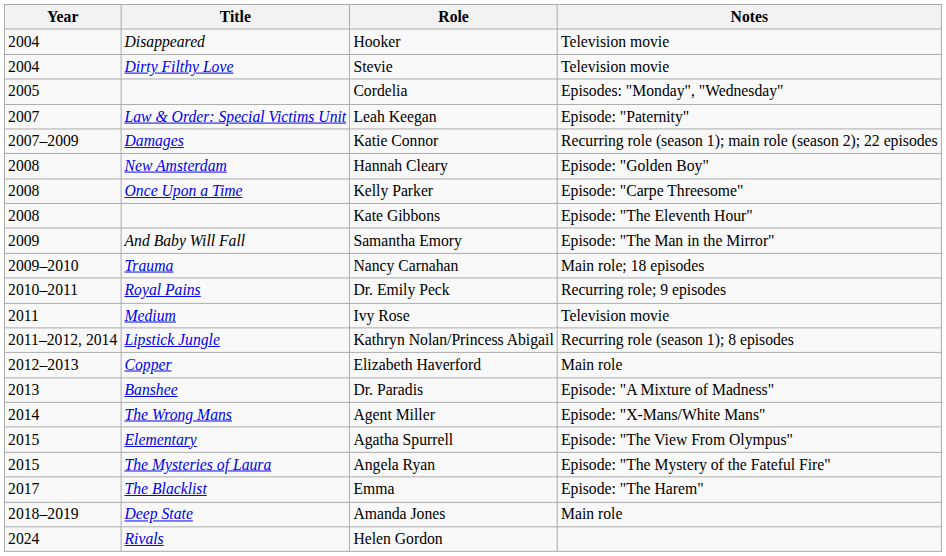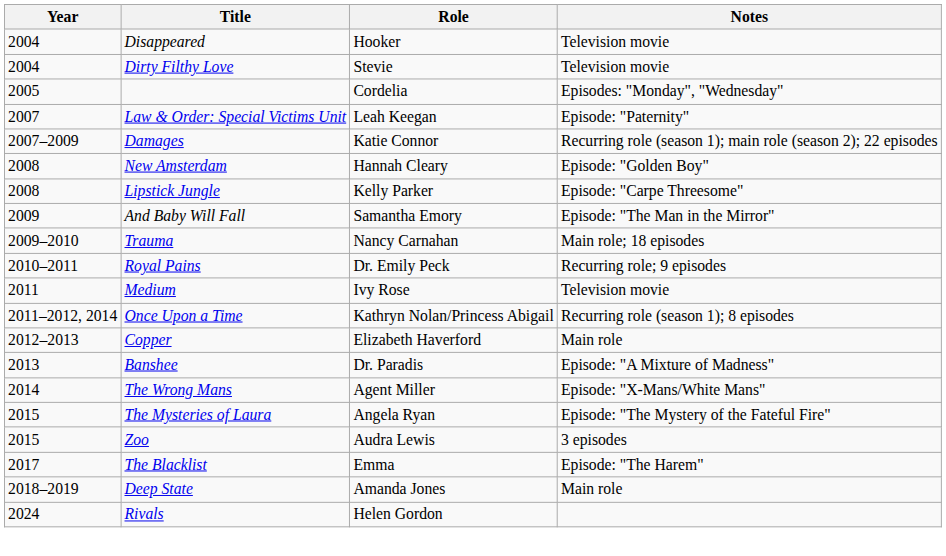(184, 191) Once Upon a Time -> (172, 191) Lipstick Jungle
- row: (397, 215)
(172, 340) Lipstick Jungle -> (184, 315) Once Upon a Time
- row: (403, 439)
+ row: (394, 439)
